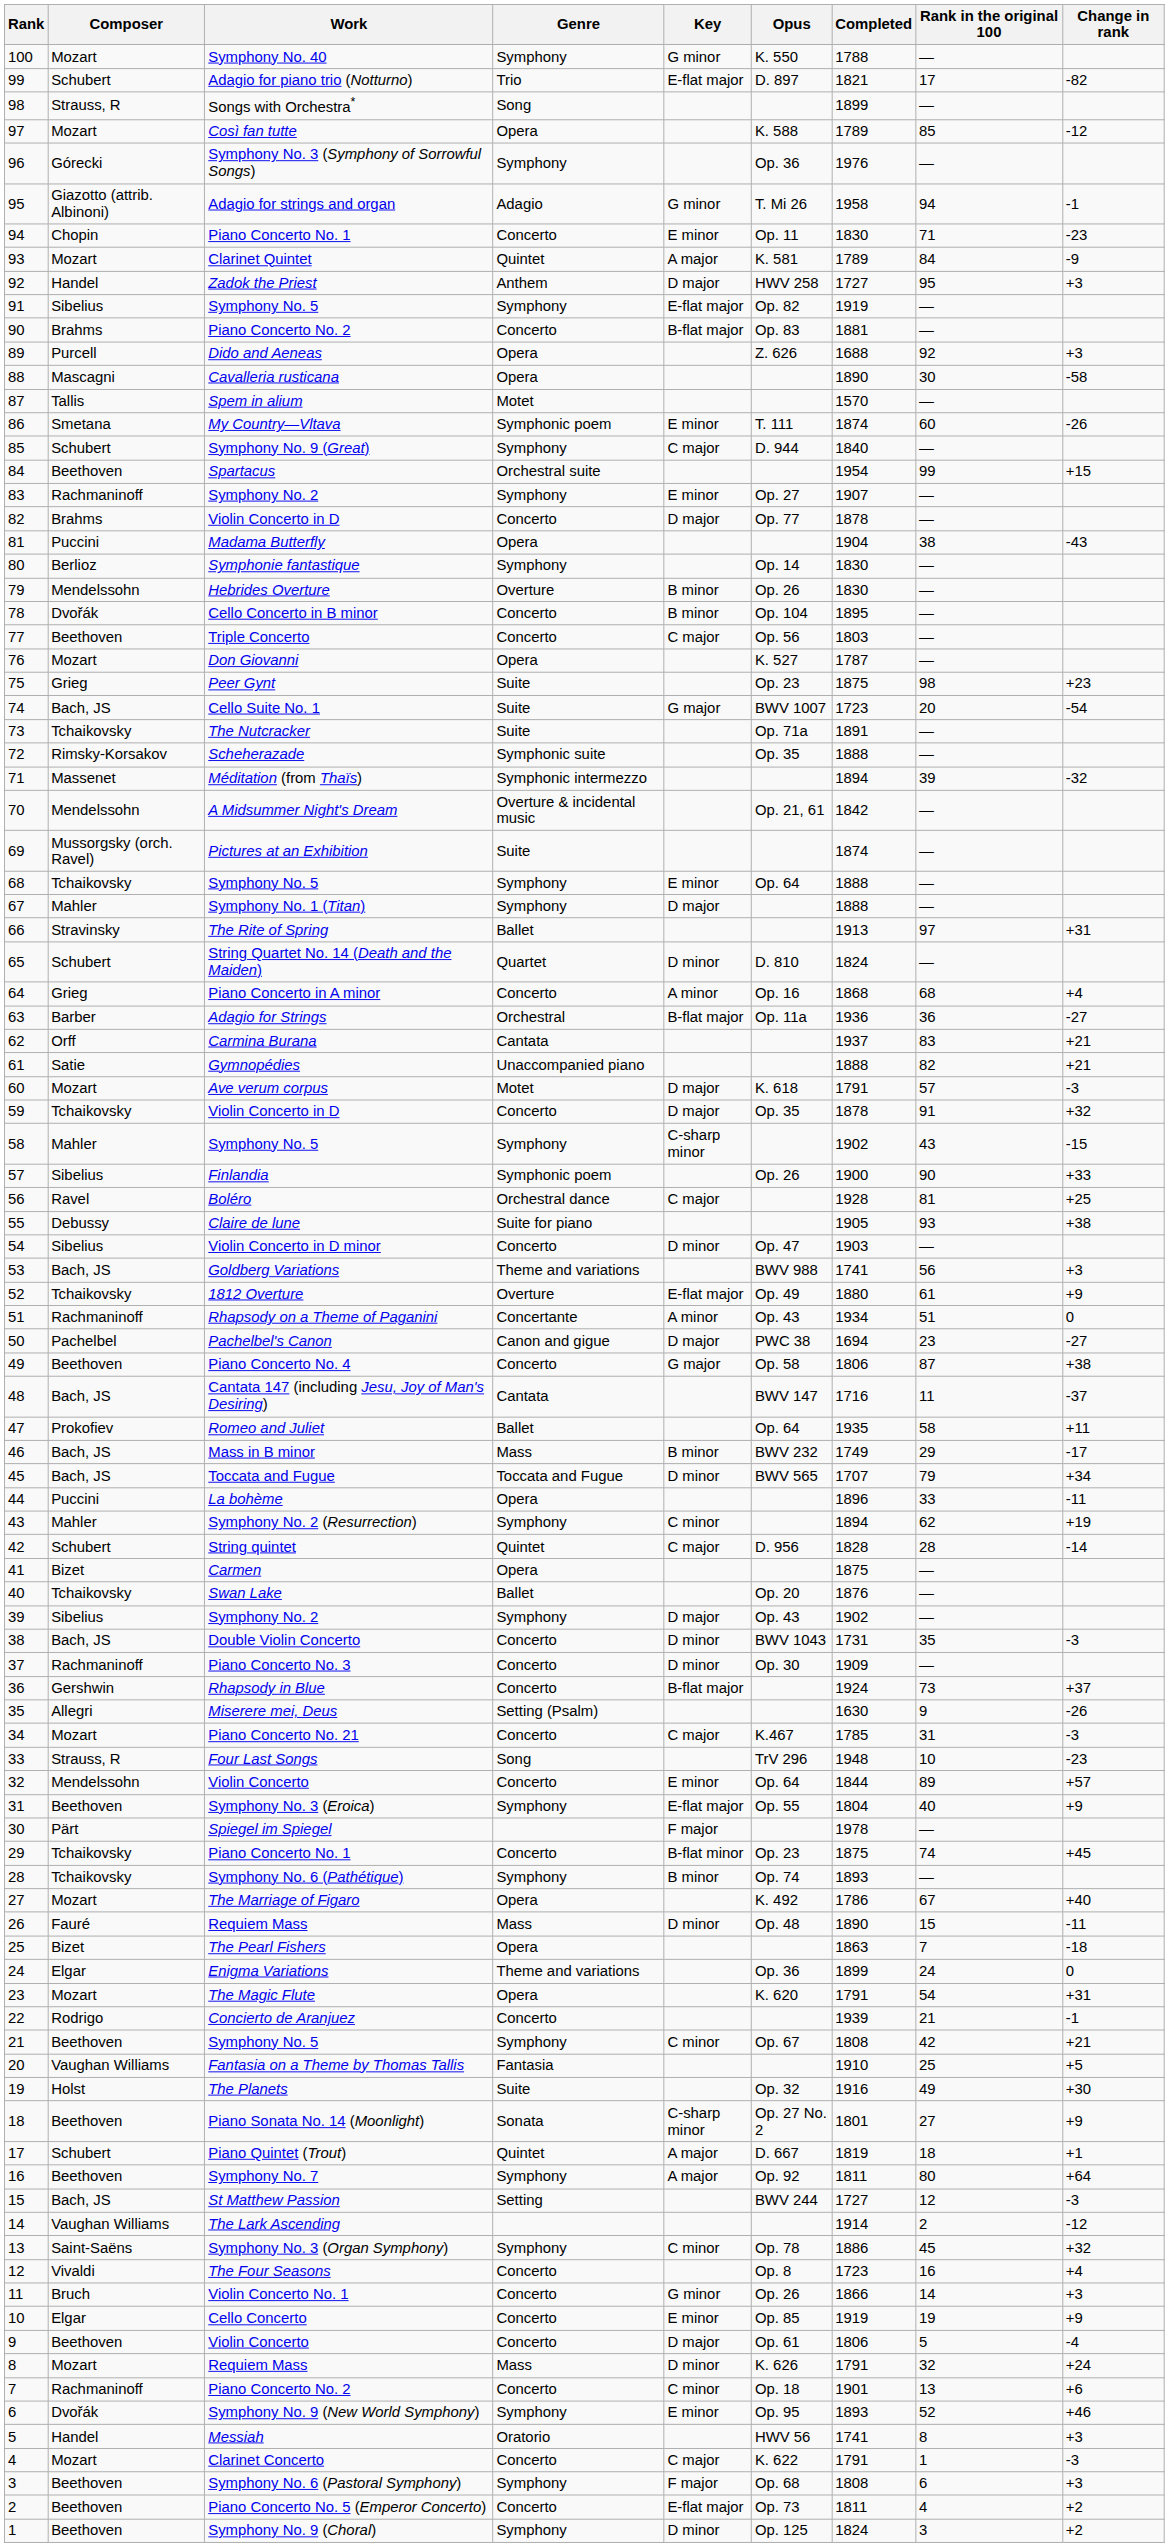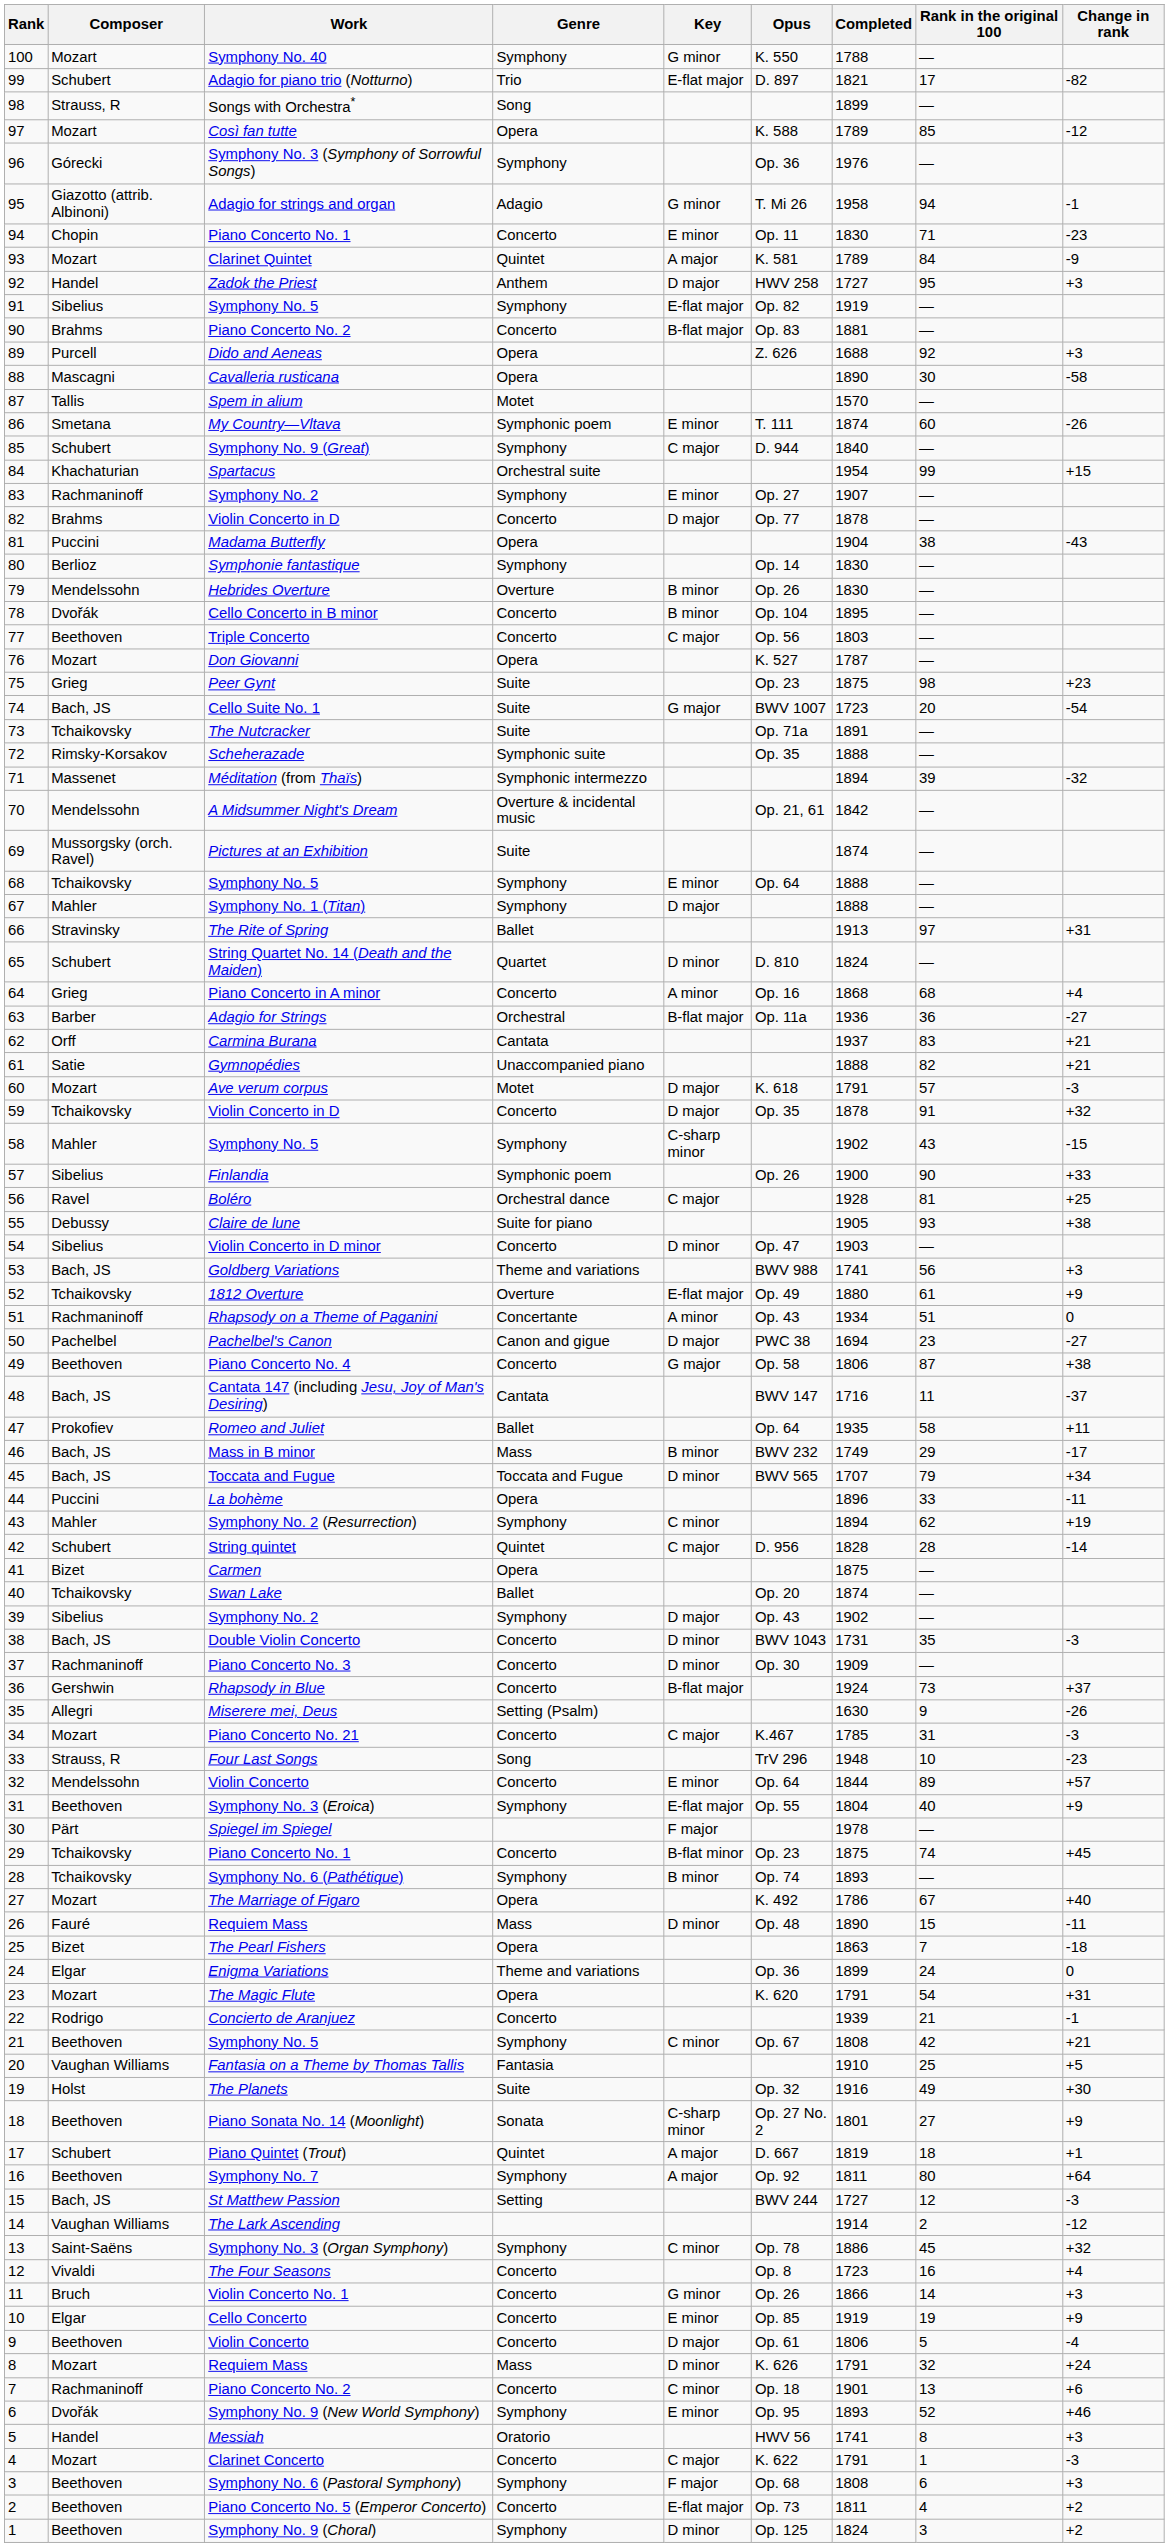(87, 471) Beethoven -> (95, 471) Khachaturian
(852, 1593) 1876 -> (852, 1593) 1874
